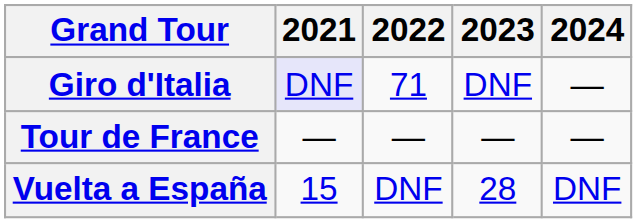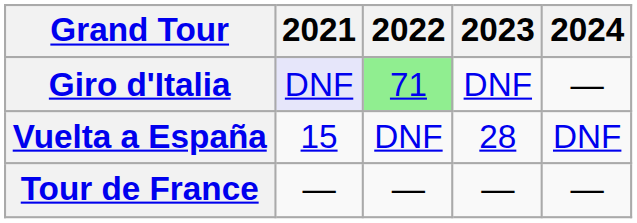(408, 83) no background -> (408, 83) lightgreen background
rows swapped: (140, 136) <-> (140, 189)
